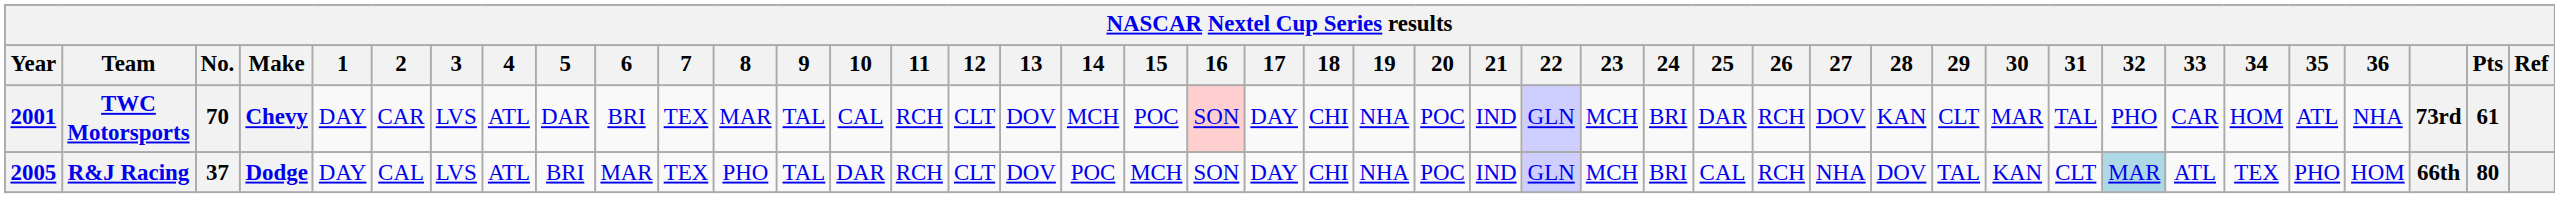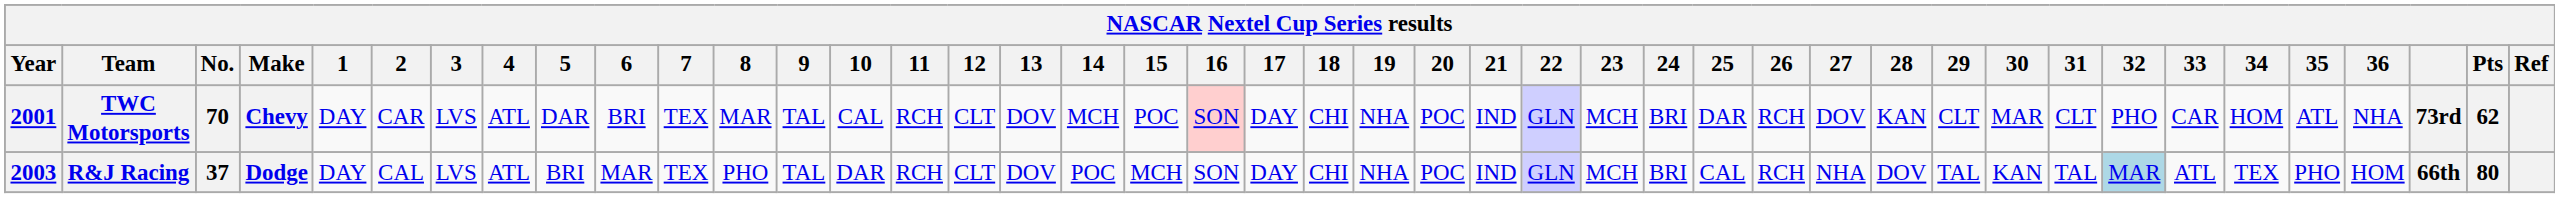(2076, 118) TAL -> (2076, 118) CLT
(2488, 118) 61 -> (2488, 118) 62
(33, 172) 2005 -> (33, 172) 2003
(2076, 172) CLT -> (2076, 172) TAL
